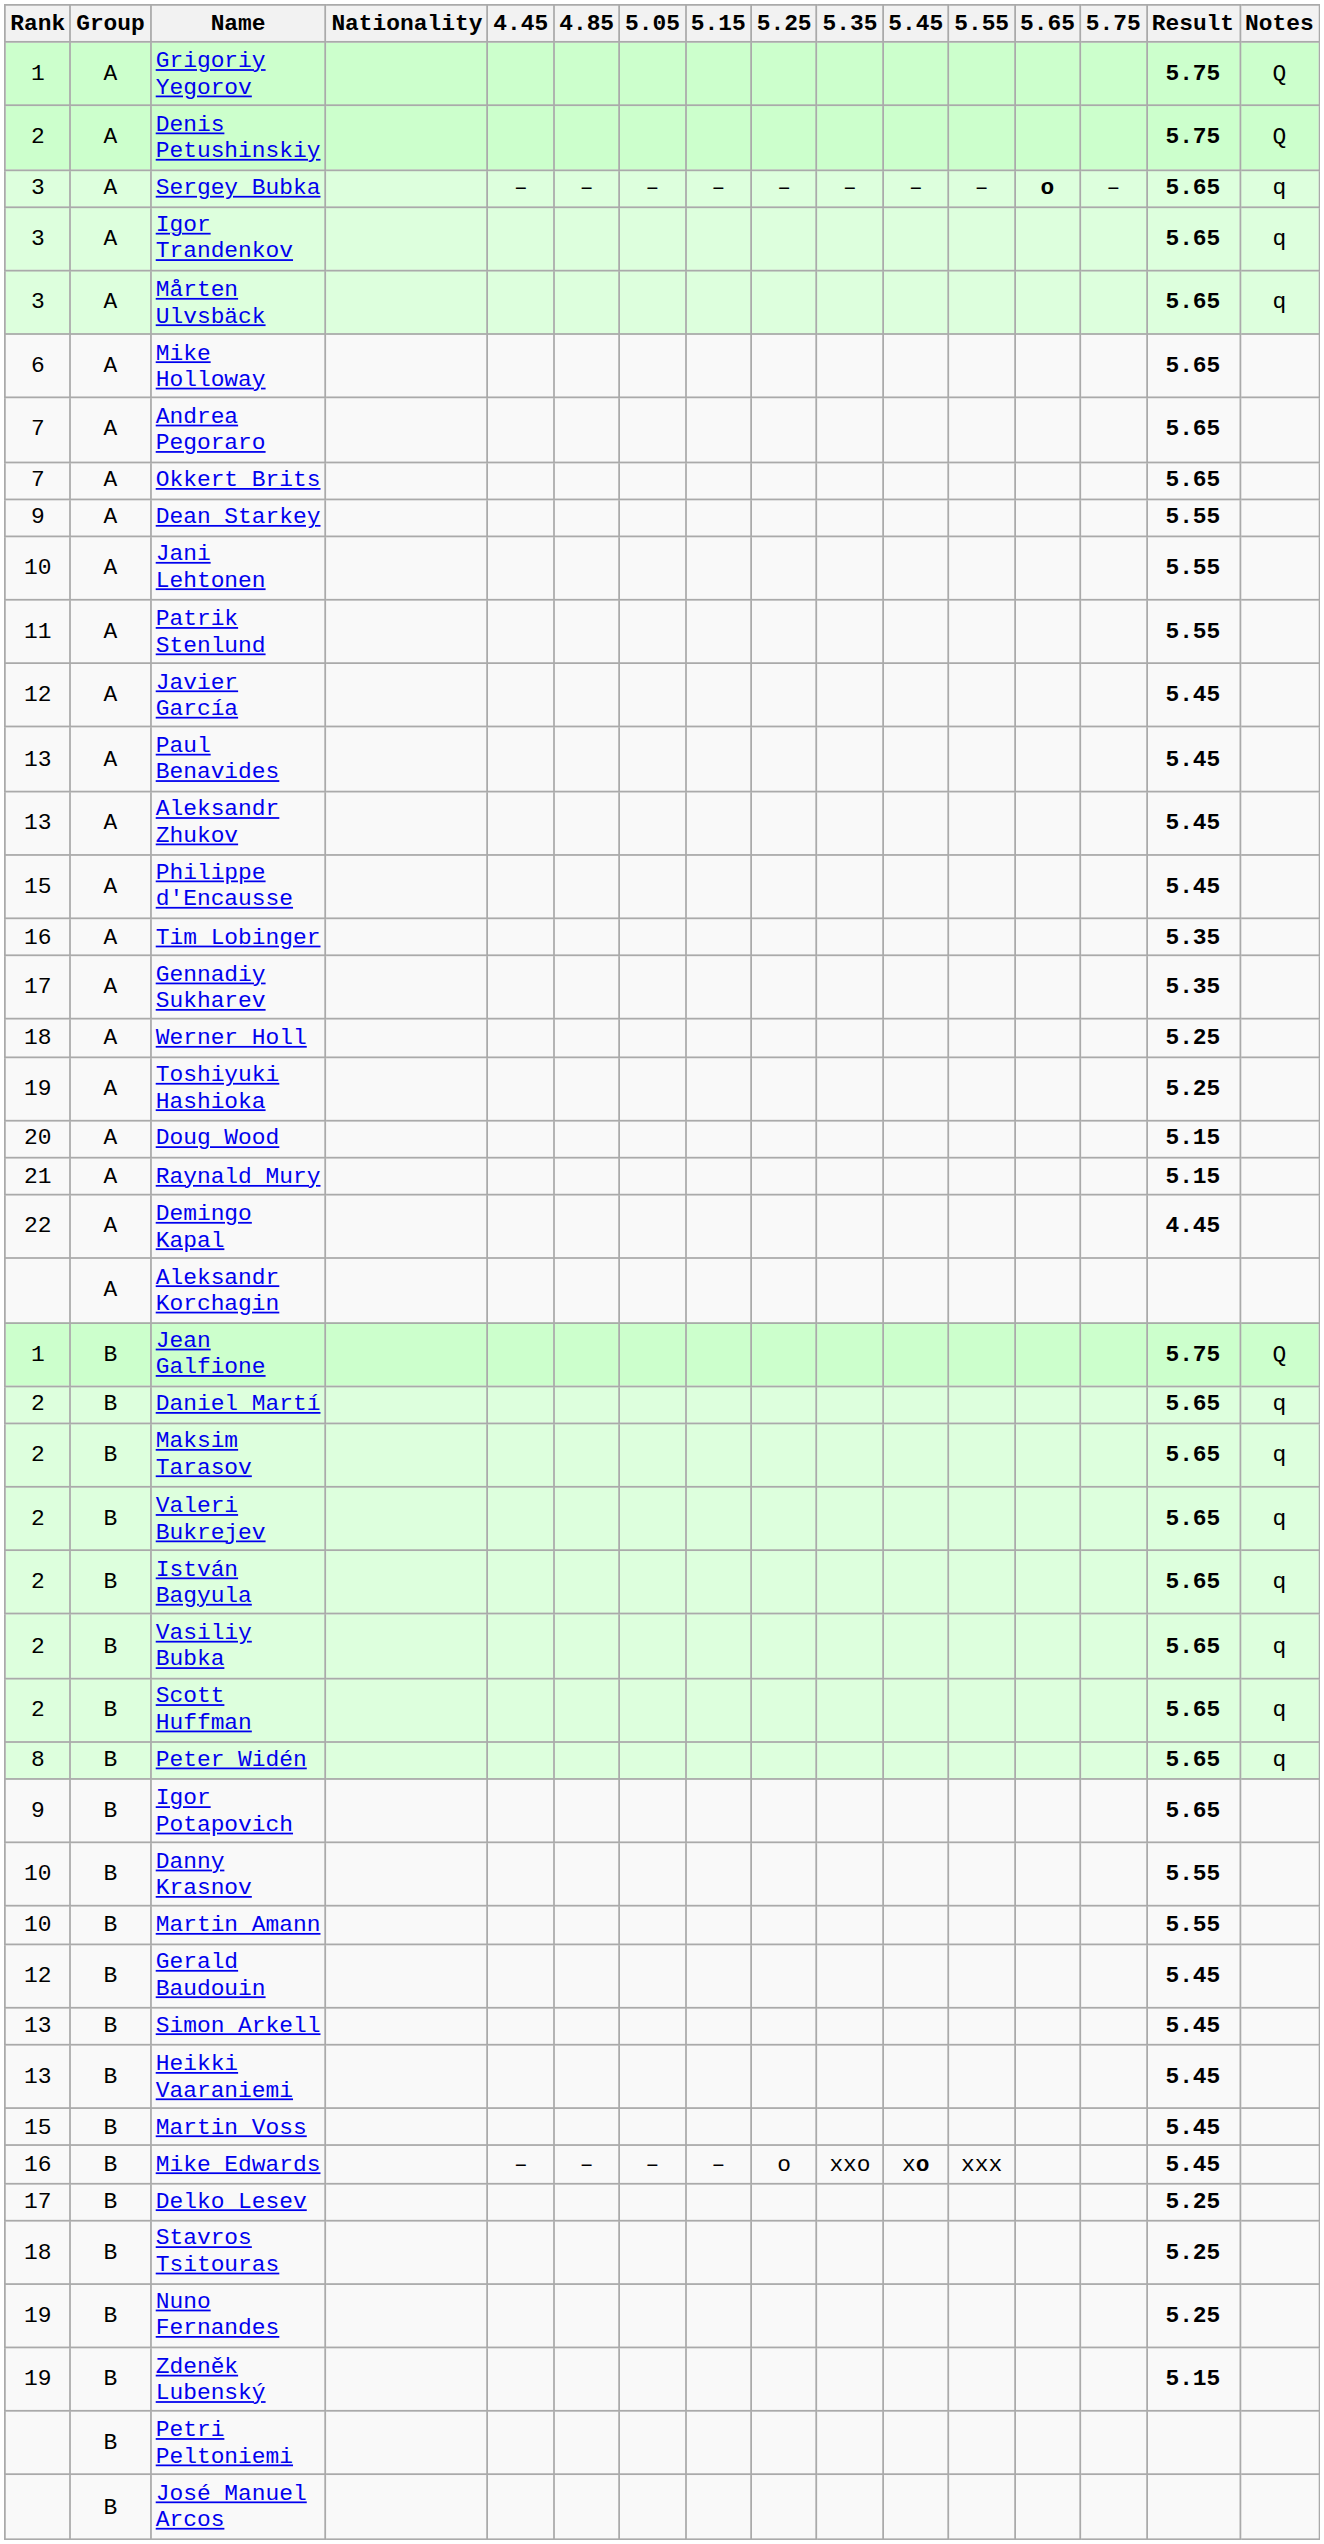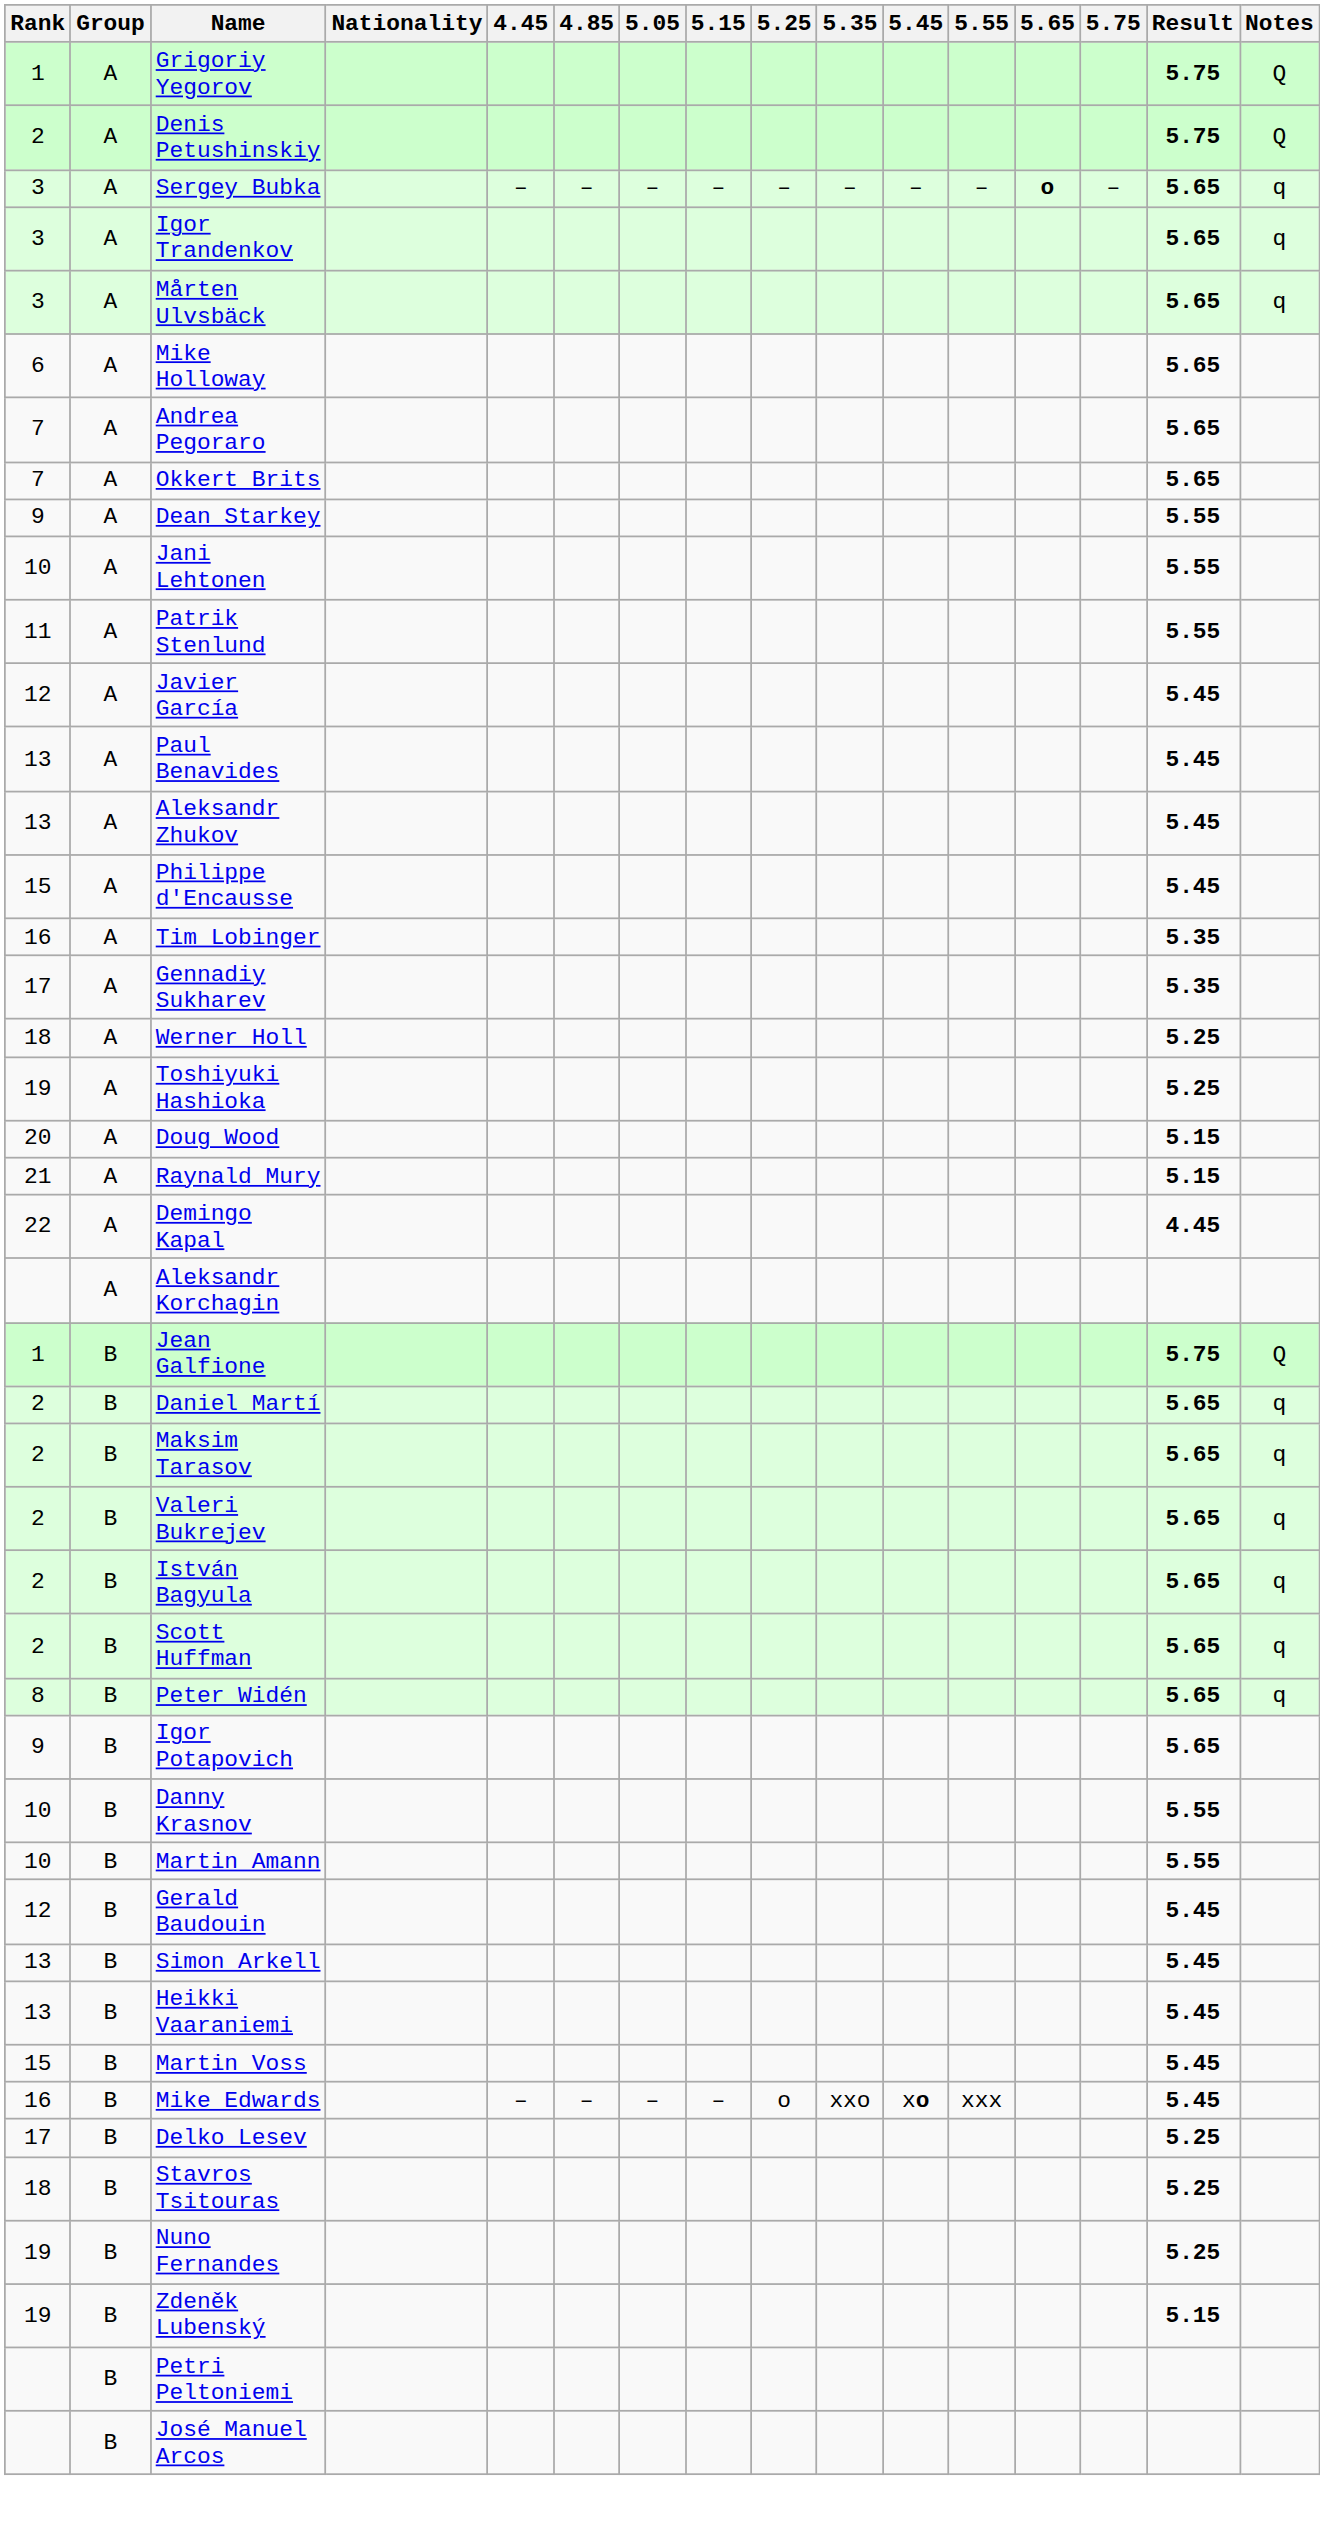- row: (204, 1646)
